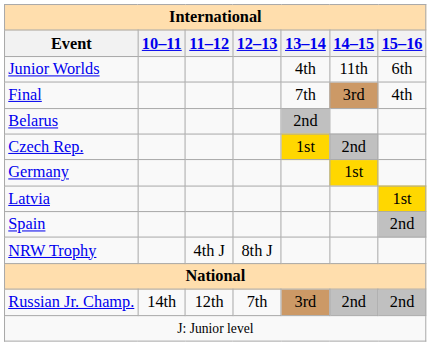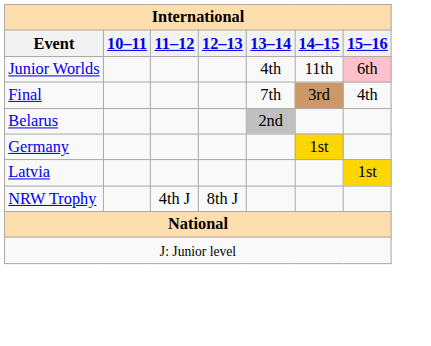(402, 69) no background -> (367, 69) pink background
- row: (46, 146)
- row: (27, 224)
- row: (71, 302)
